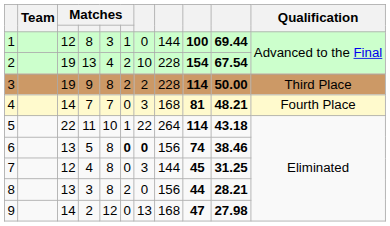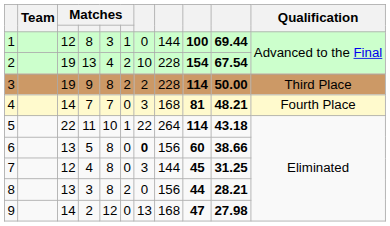(127, 147) bold -> (127, 147) normal
(197, 147) 74 -> (197, 147) 60
(231, 147) 38.46 -> (231, 147) 38.66
